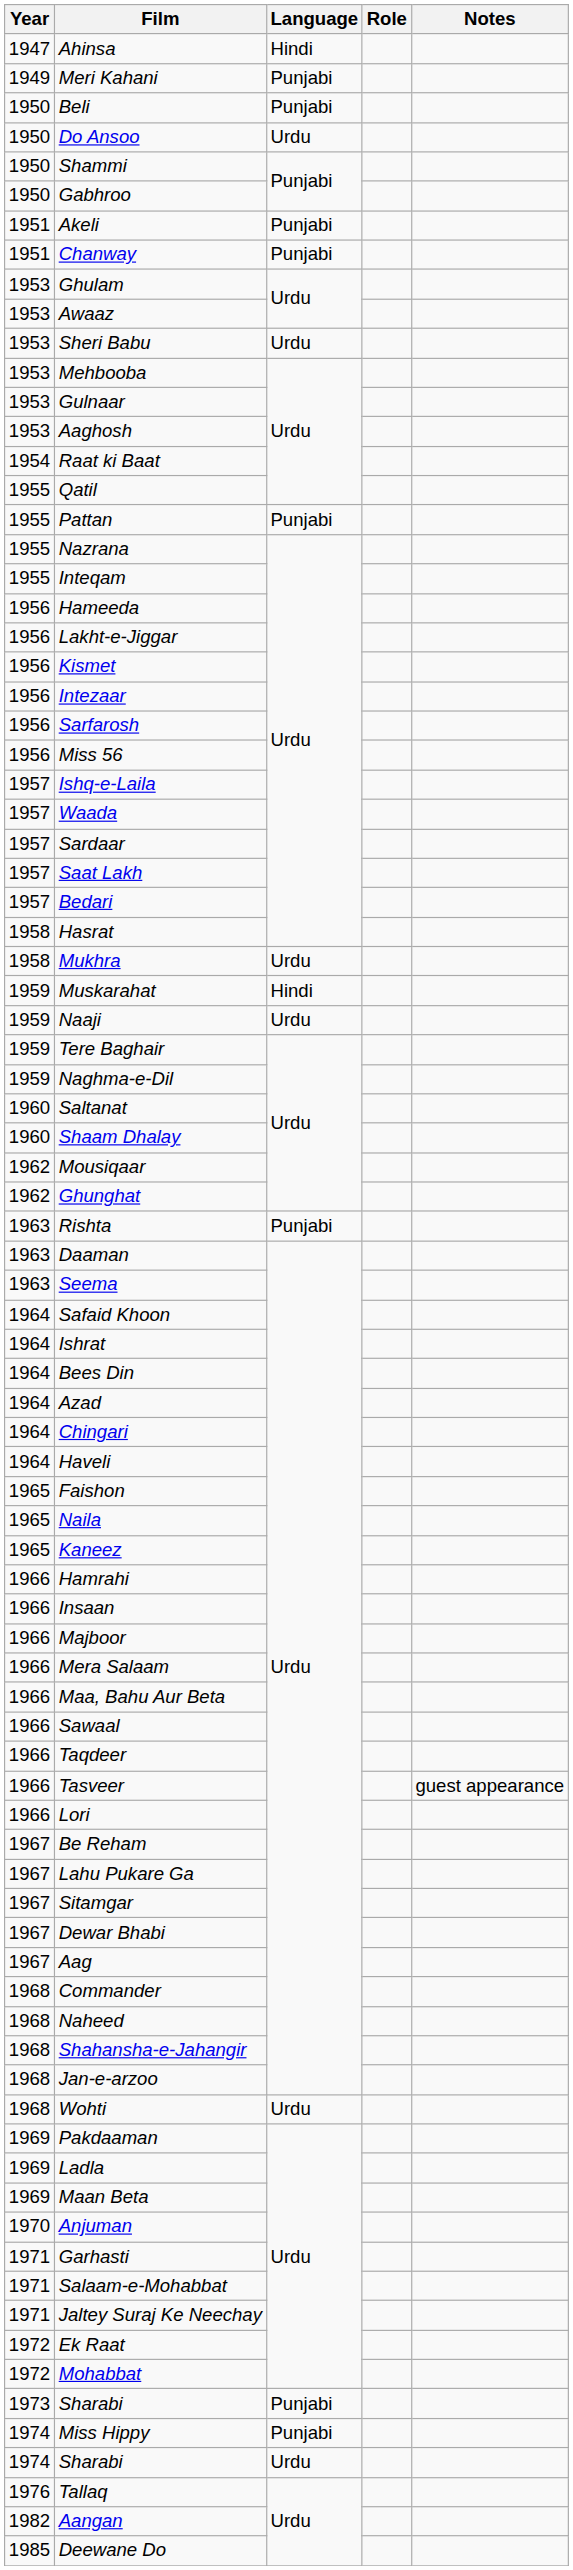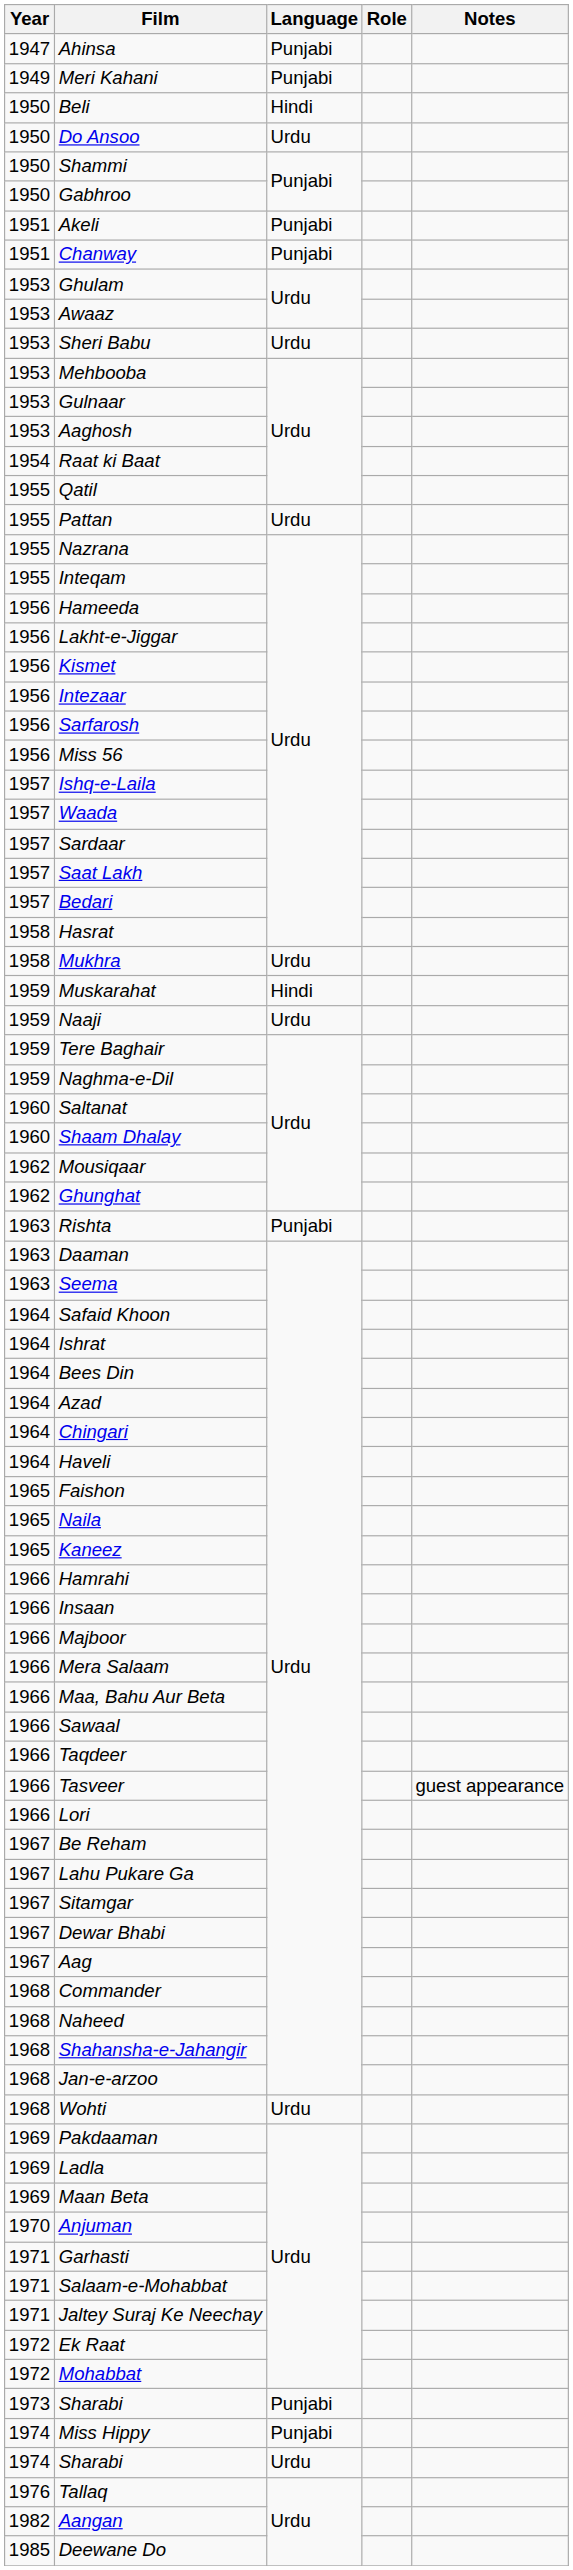(292, 48) Hindi -> (301, 48) Punjabi
(301, 107) Punjabi -> (292, 107) Hindi
(301, 519) Punjabi -> (291, 519) Urdu
